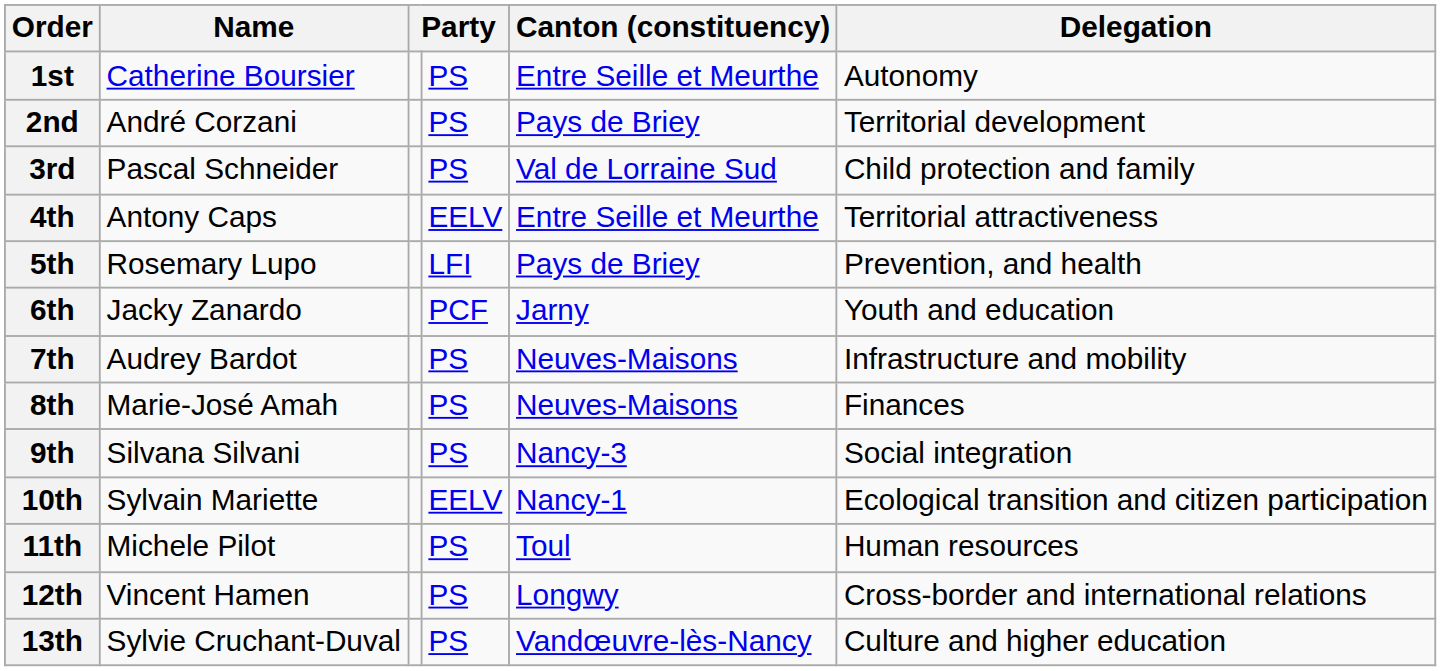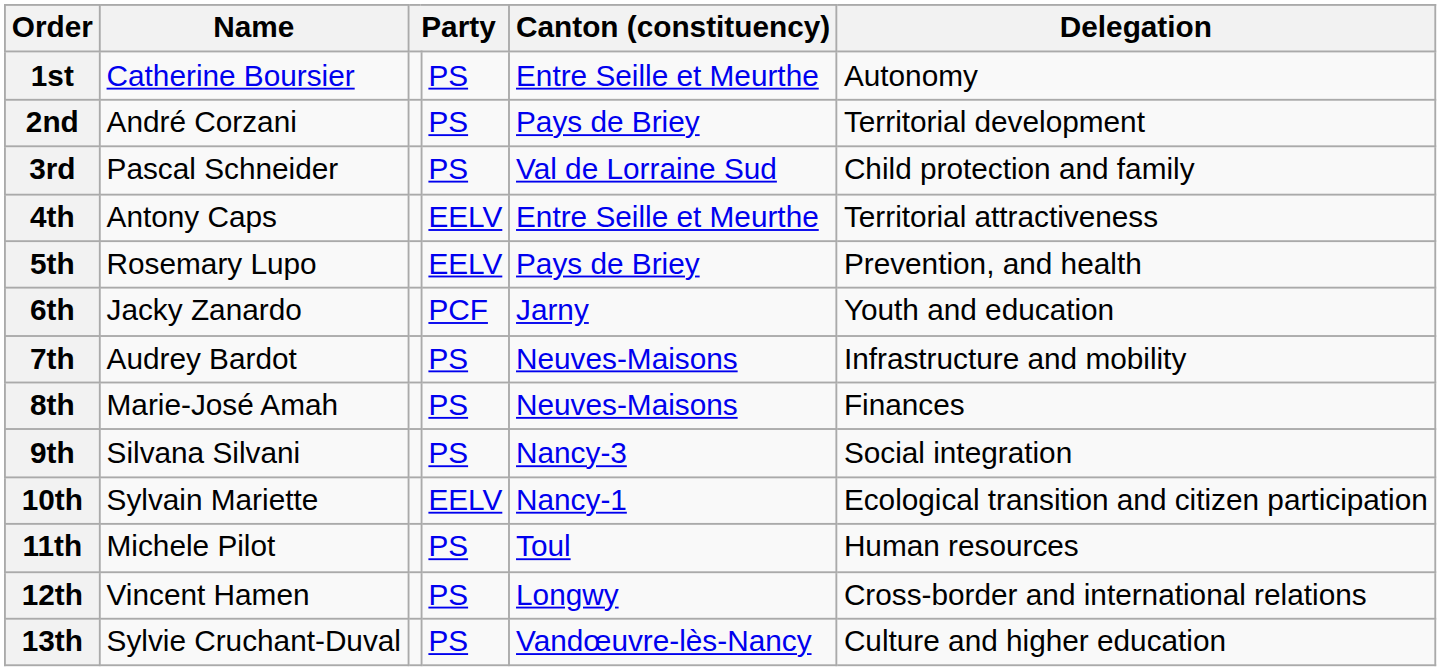(450, 264) LFI -> (465, 264) EELV
